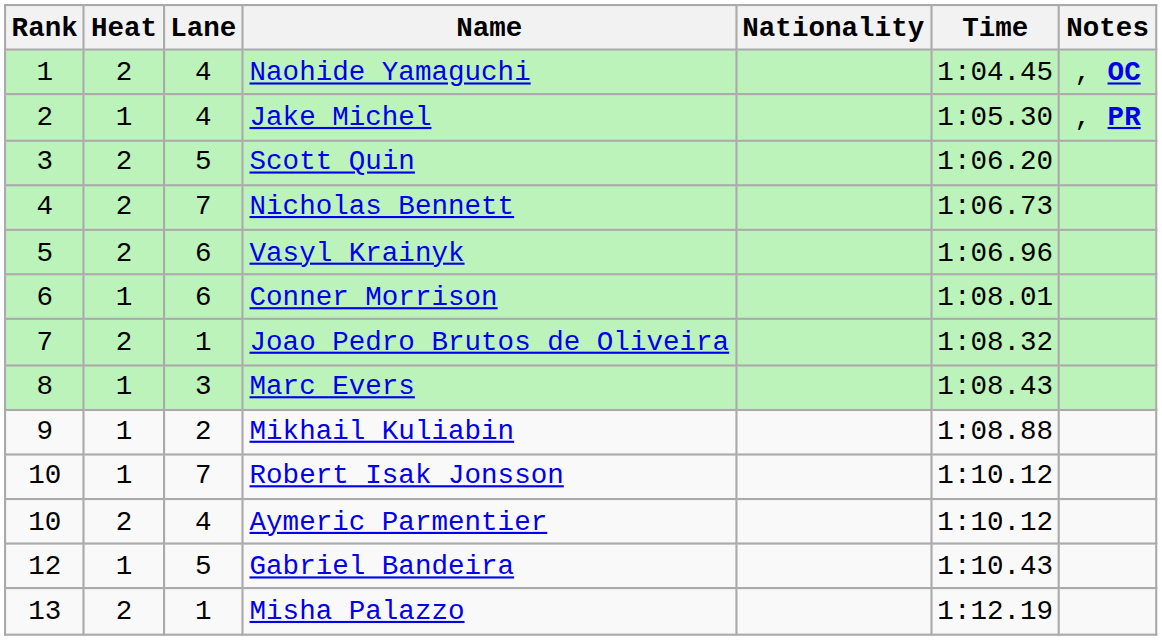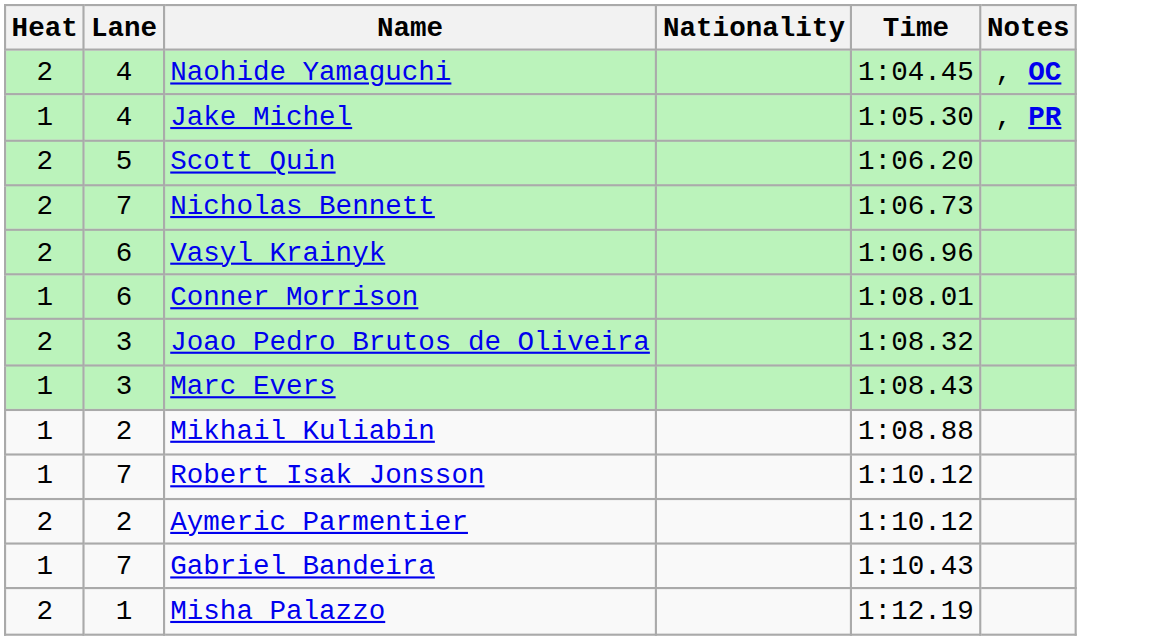- column: (45, 28)
(203, 342) 1 -> (124, 342) 3
(203, 522) 4 -> (124, 522) 2
(203, 567) 5 -> (124, 567) 7
